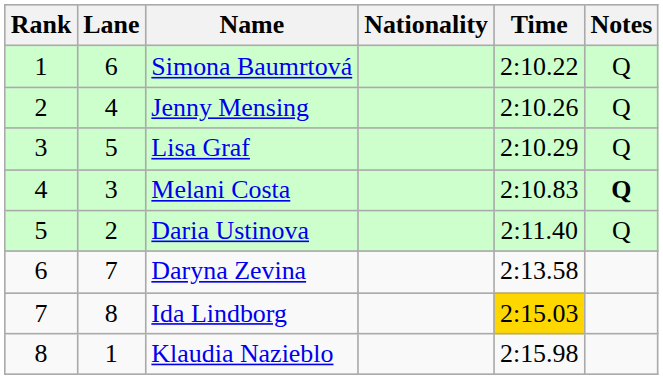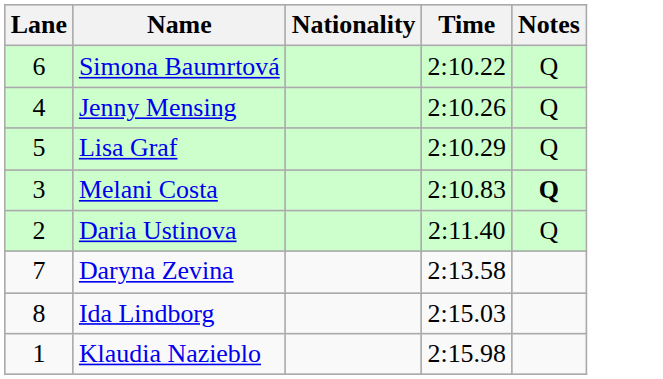- column: (41, 25)
(539, 312) gold background -> (467, 312) no background
